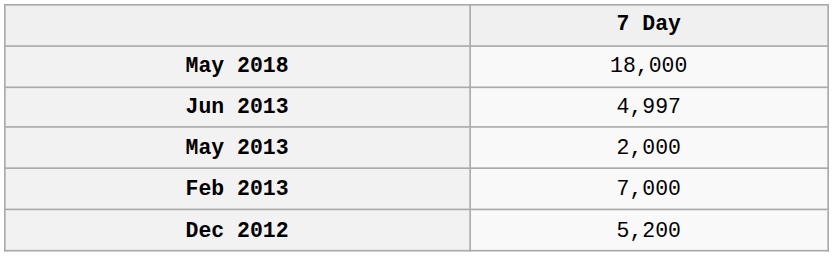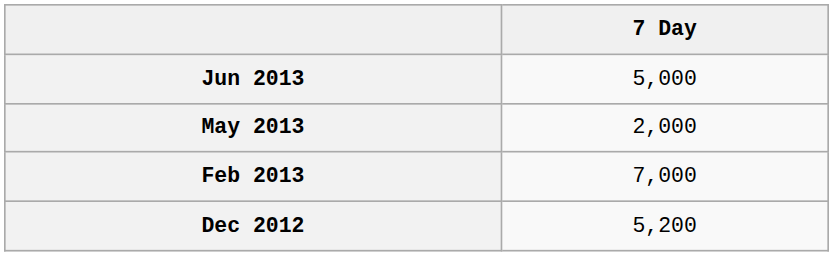- row: (237, 66)
(649, 107) 4,997 -> (665, 79) 5,000
